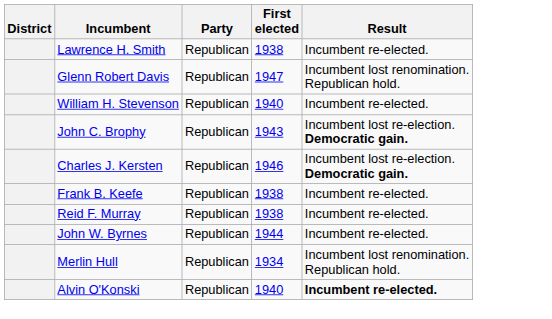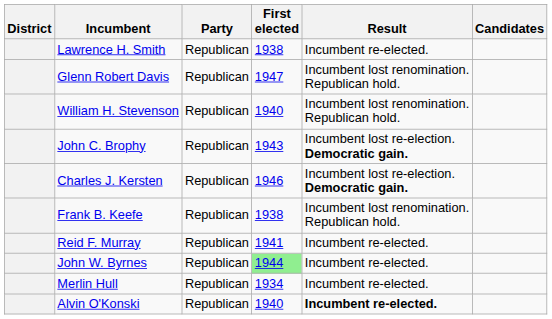+ column: (510, 29)
(367, 104) Incumbent re-elected. -> (387, 111) Incumbent lost renomination. Republican hold.
(367, 194) Incumbent re-elected. -> (387, 215) Incumbent lost renomination. Republican hold.
(269, 214) 1938 -> (269, 243) 1941
(269, 234) no background -> (269, 263) lightgreen background
(387, 262) Incumbent lost renomination. Republican hold. -> (367, 283) Incumbent re-elected.
